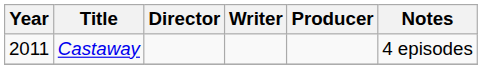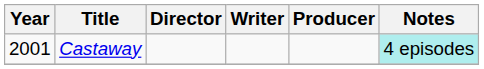(29, 49) 2011 -> (30, 49) 2001
(427, 49) no background -> (429, 49) paleturquoise background
